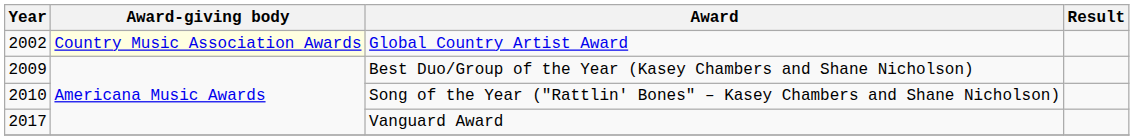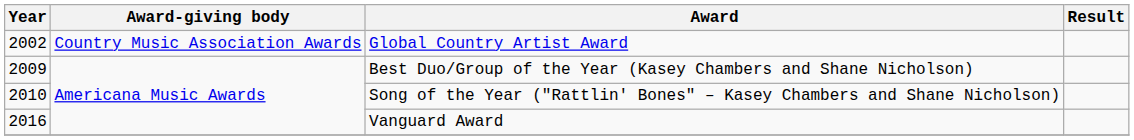(208, 44) lightyellow background -> (208, 44) no background
(28, 122) 2017 -> (28, 122) 2016
